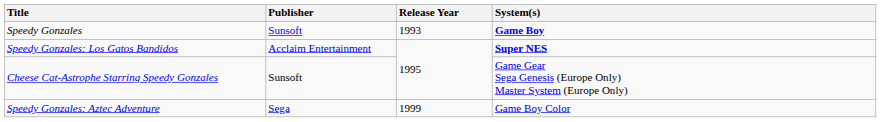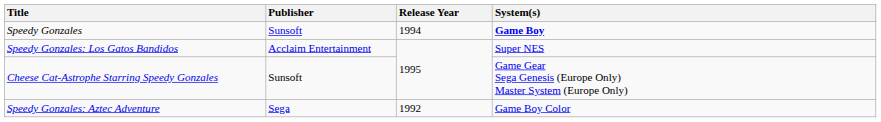(410, 30) 1993 -> (410, 30) 1994
(521, 48) bold -> (520, 48) normal
(410, 108) 1999 -> (410, 108) 1992
